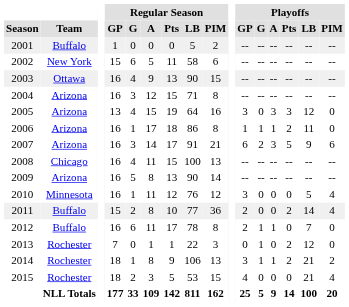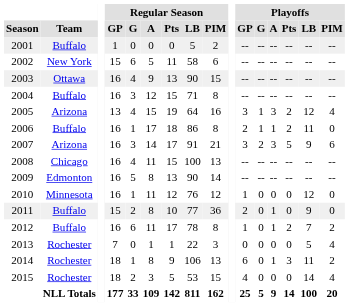(69, 95) Arizona -> (69, 95) Buffalo
(261, 111) 0 -> (261, 111) 1
(289, 111) 3 -> (289, 111) 2
(332, 111) 0 -> (332, 111) 4
(69, 128) Arizona -> (69, 128) Buffalo
(245, 128) 1 -> (245, 128) 2
(245, 144) 6 -> (245, 144) 3
(69, 178) Arizona -> (69, 178) Edmonton
(245, 194) 3 -> (245, 194) 1
(309, 194) 5 -> (309, 194) 12
(332, 194) 4 -> (332, 194) 0
(274, 211) 0 -> (274, 211) 1
(289, 211) 2 -> (289, 211) 0
(309, 211) 14 -> (309, 211) 9
(332, 211) 4 -> (332, 211) 0
(245, 227) 2 -> (245, 227) 1
(261, 227) 1 -> (261, 227) 0
(289, 227) 0 -> (289, 227) 2
(332, 227) 0 -> (332, 227) 2
(261, 244) 1 -> (261, 244) 0
(289, 244) 2 -> (289, 244) 0
(309, 244) 12 -> (309, 244) 5
(332, 244) 0 -> (332, 244) 4
(245, 260) 3 -> (245, 260) 6
(261, 260) 1 -> (261, 260) 0
(289, 260) 2 -> (289, 260) 3
(309, 260) 21 -> (309, 260) 11
(309, 277) 21 -> (309, 277) 14
